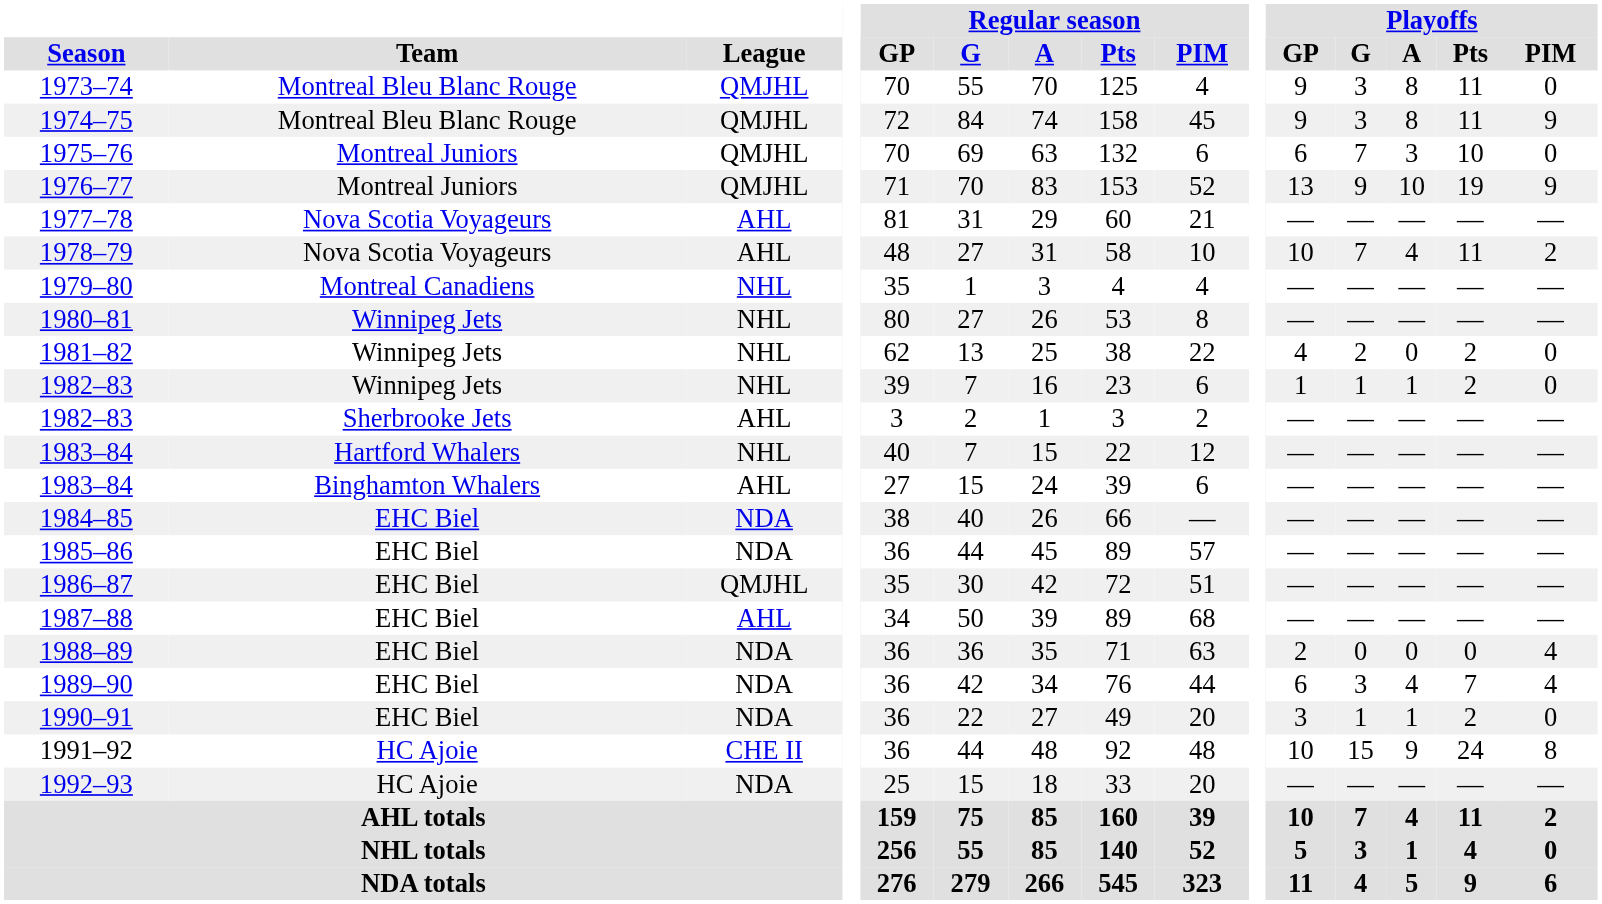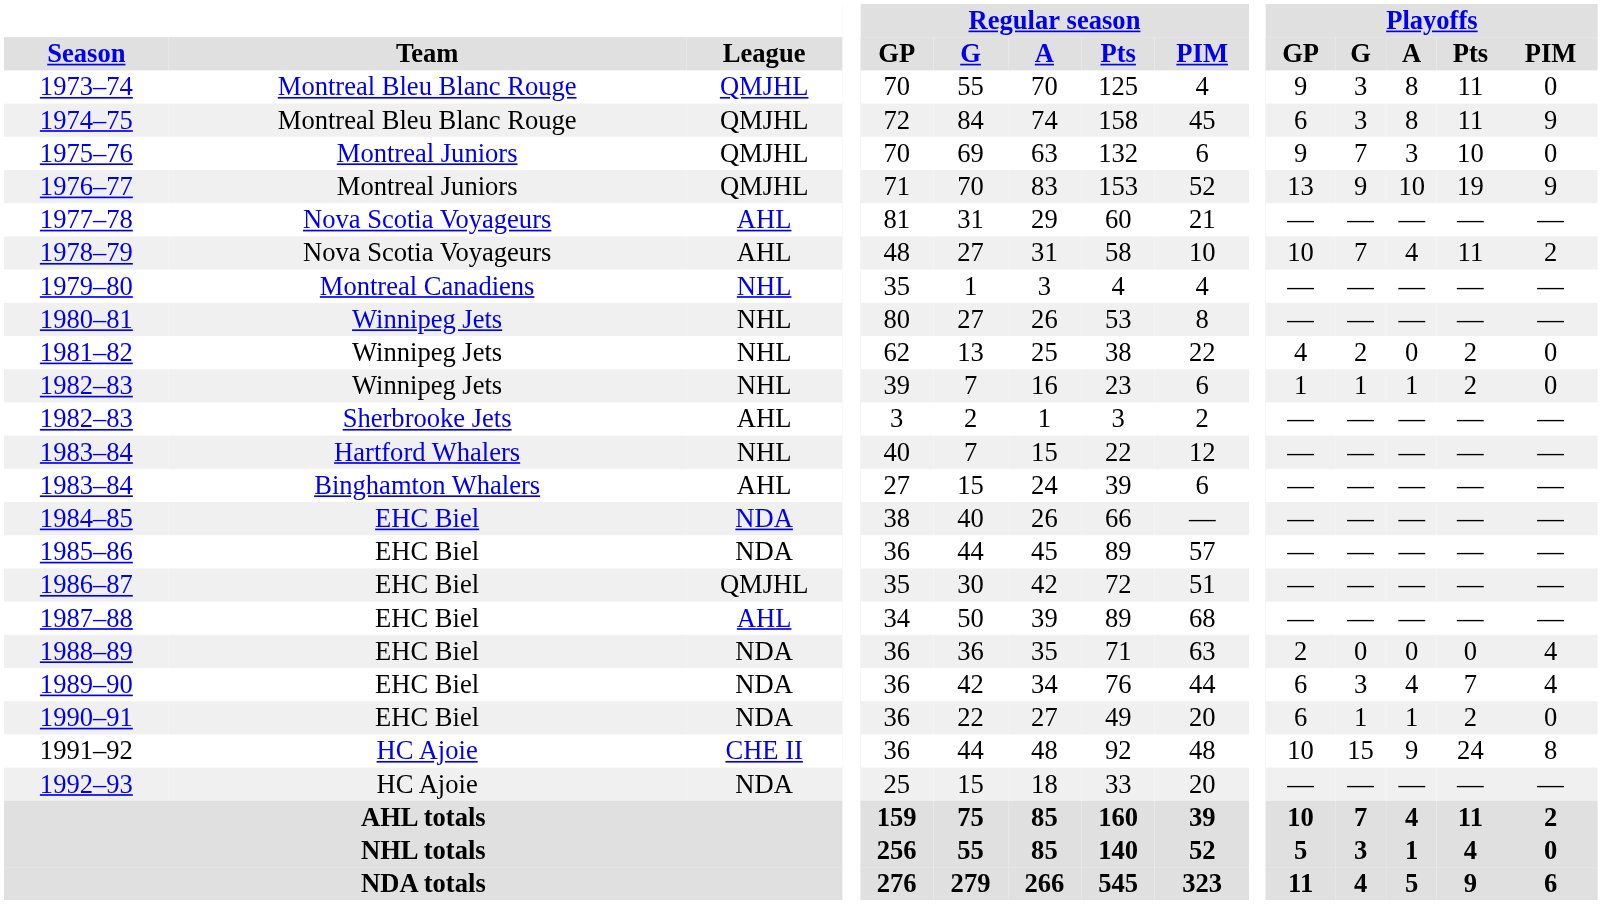(1301, 119) 9 -> (1301, 119) 6
(1301, 153) 6 -> (1301, 153) 9
(1301, 717) 3 -> (1301, 717) 6
